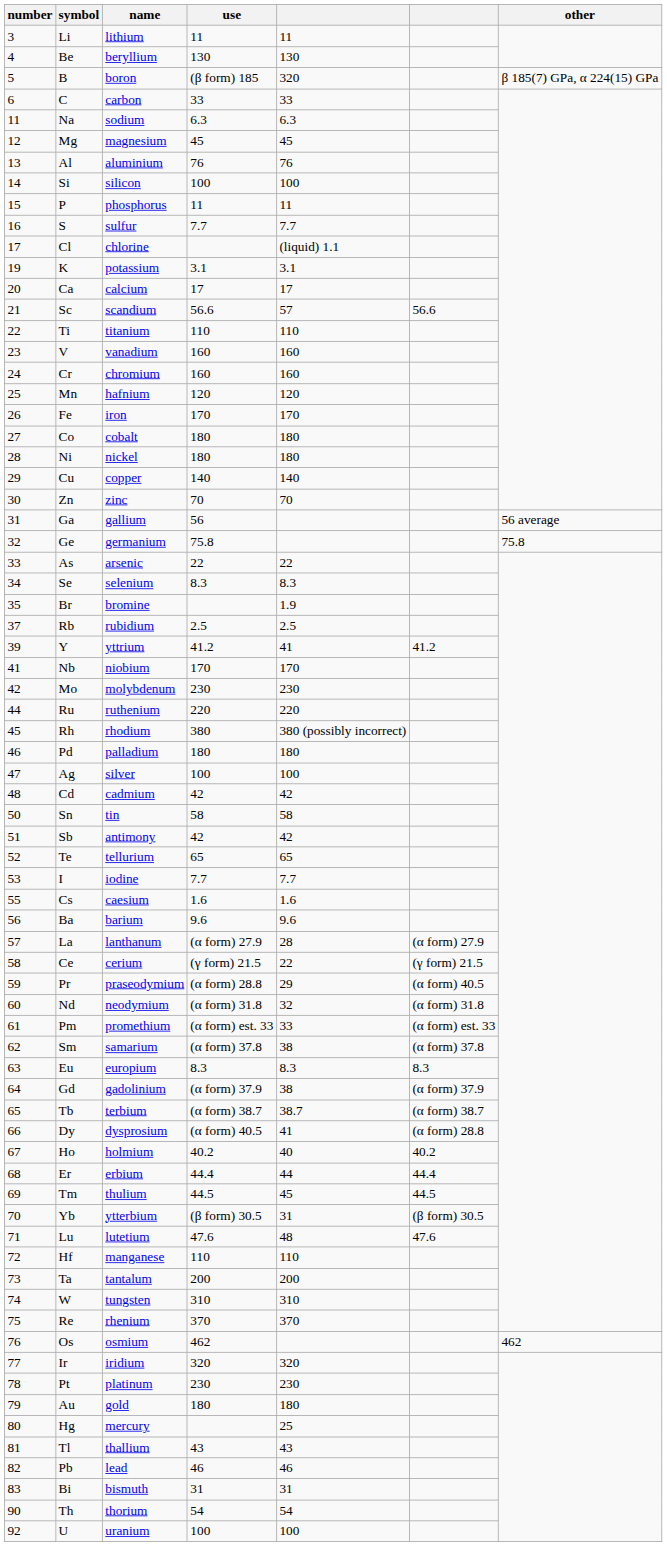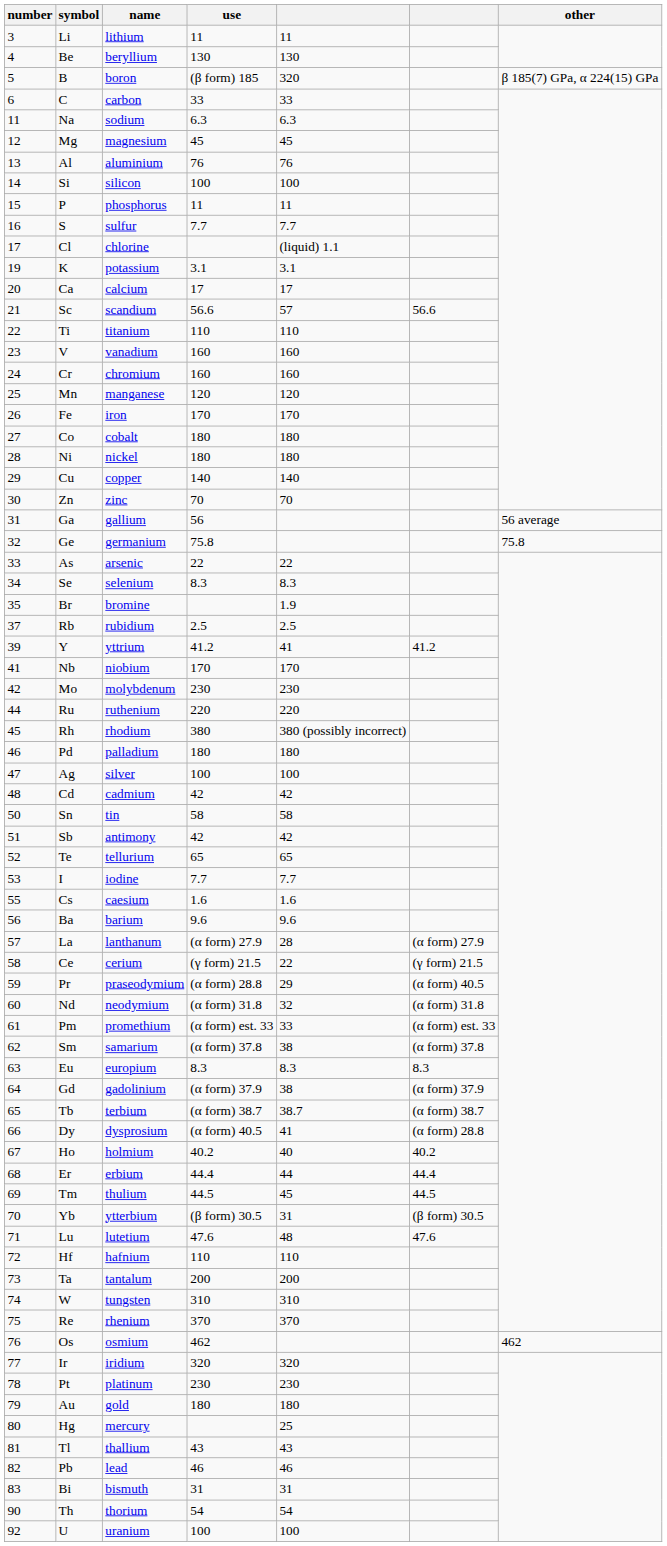(127, 394) hafnium -> (135, 394) manganese
(135, 1257) manganese -> (127, 1257) hafnium
